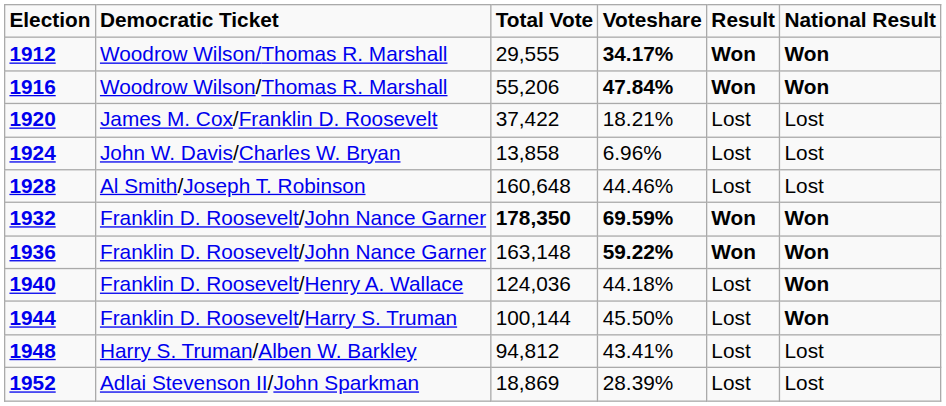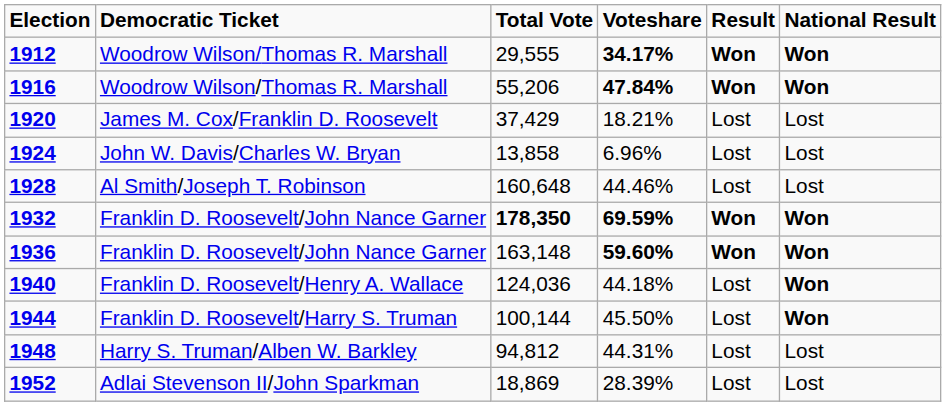(527, 119) 37,422 -> (527, 119) 37,429
(638, 251) 59.22% -> (638, 251) 59.60%
(638, 350) 43.41% -> (638, 350) 44.31%
